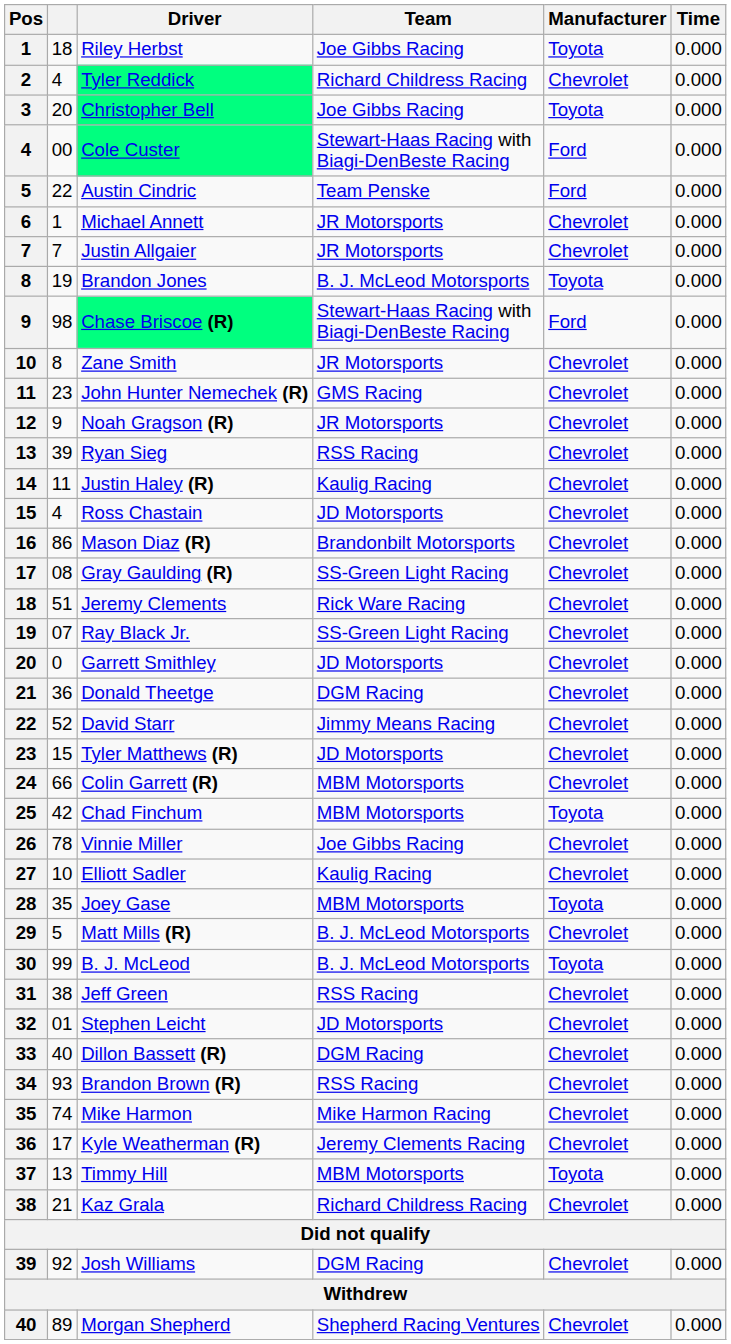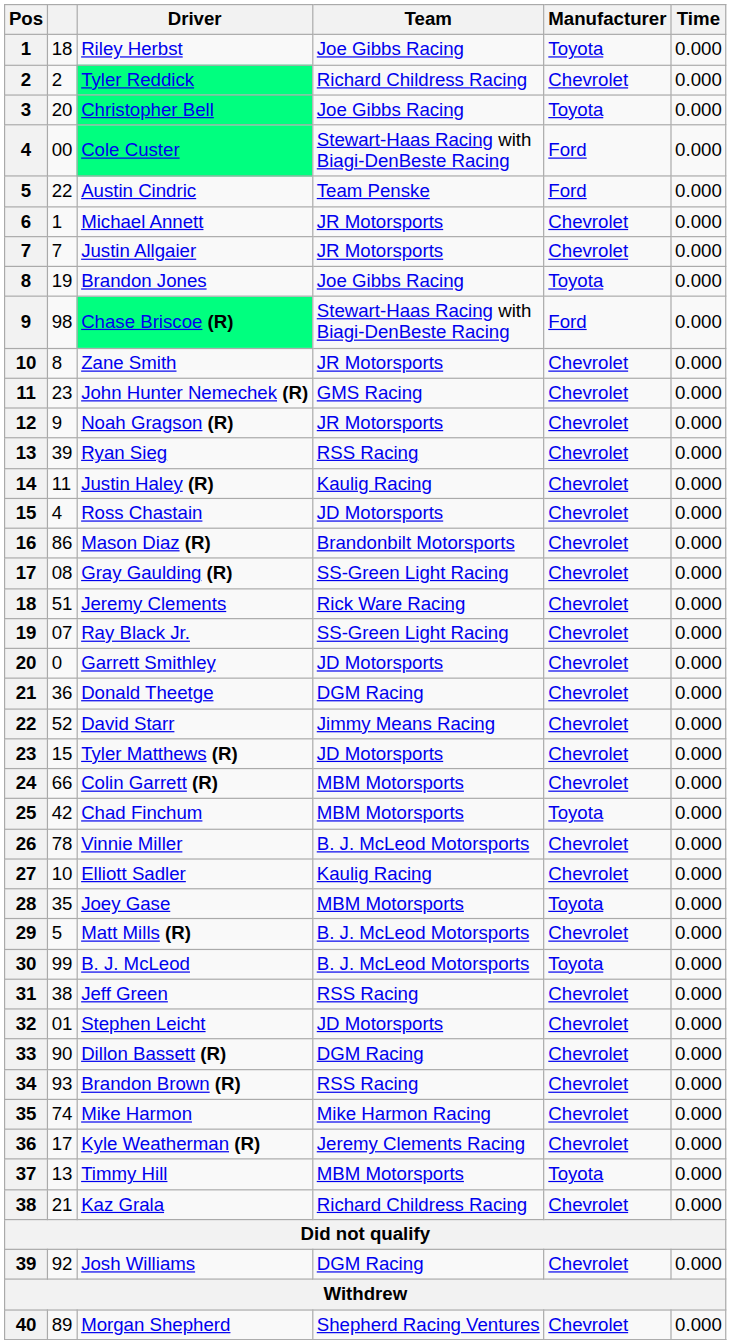(57, 79) 4 -> (57, 79) 2
(423, 280) B. J. McLeod Motorsports -> (390, 280) Joe Gibbs Racing
(390, 843) Joe Gibbs Racing -> (423, 843) B. J. McLeod Motorsports
(62, 1053) 40 -> (62, 1053) 90
